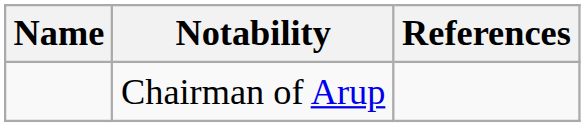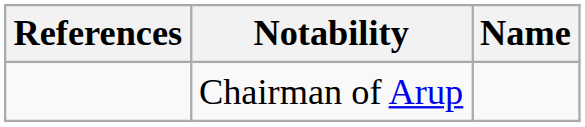columns swapped: (59, 33) <-> (486, 33)
